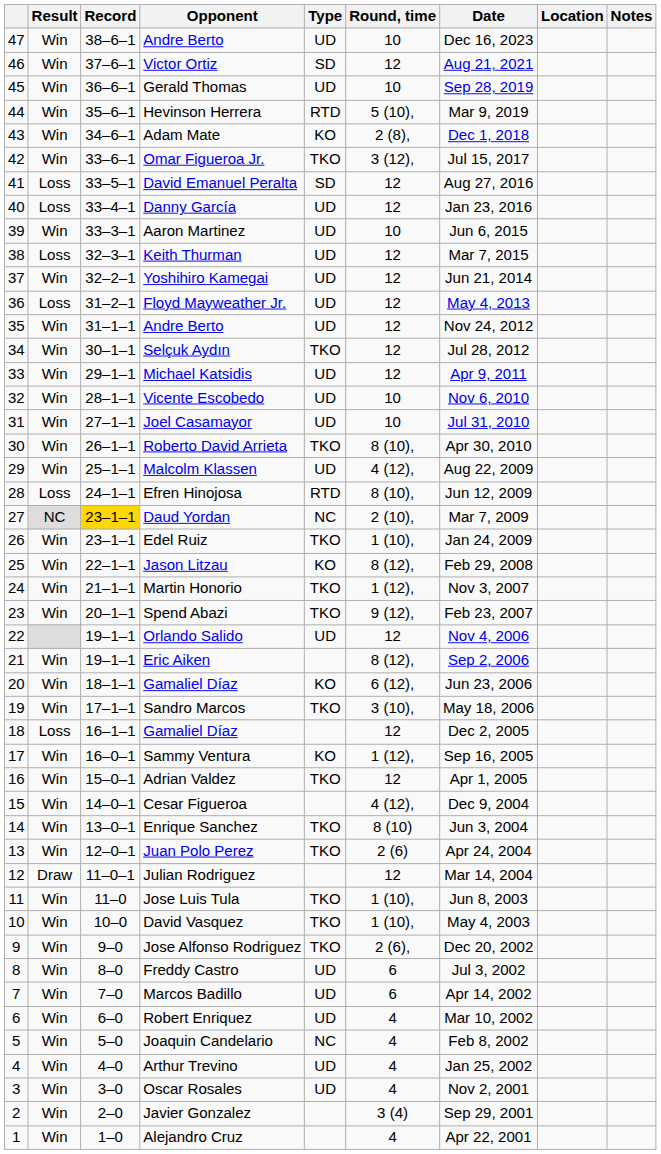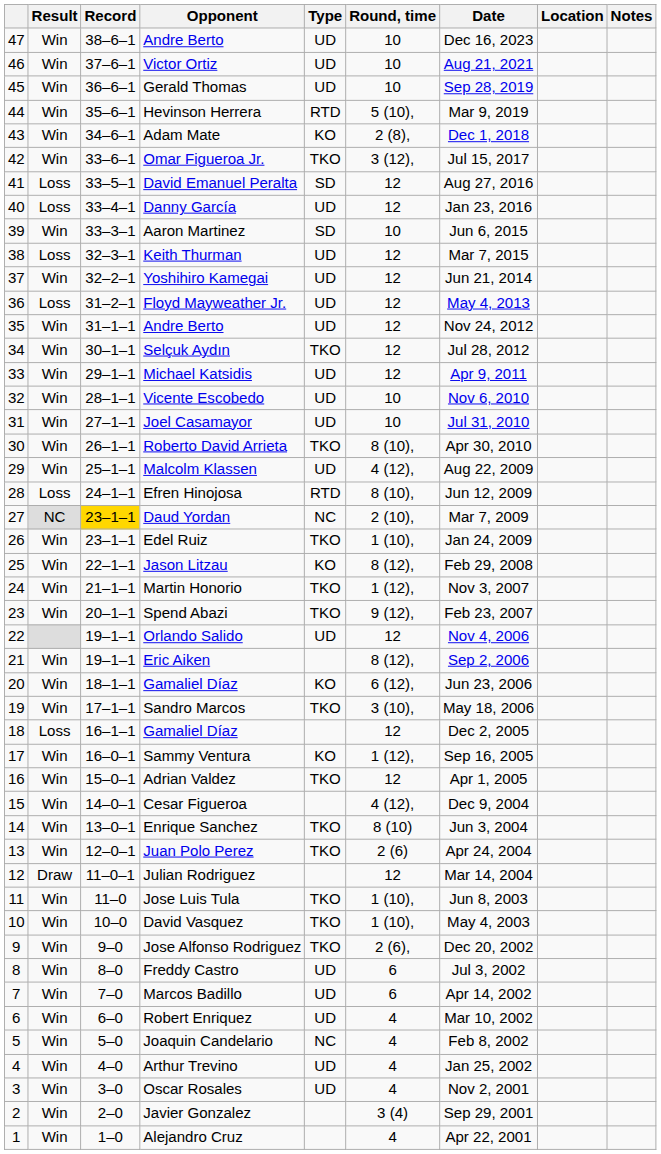(325, 64) SD -> (325, 64) UD
(393, 64) 12 -> (393, 64) 10
(325, 231) UD -> (325, 231) SD
